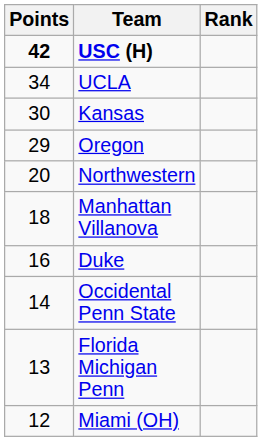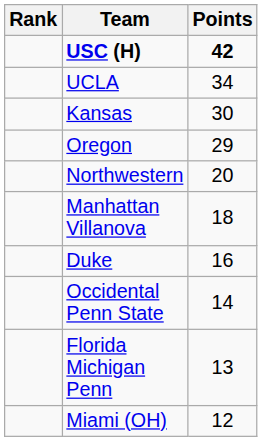columns swapped: (229, 20) <-> (39, 20)
